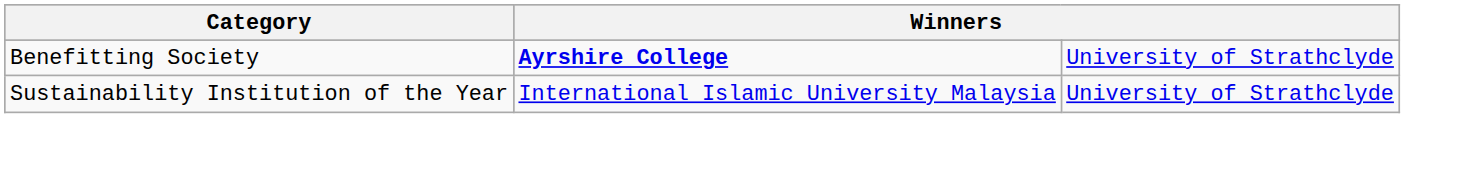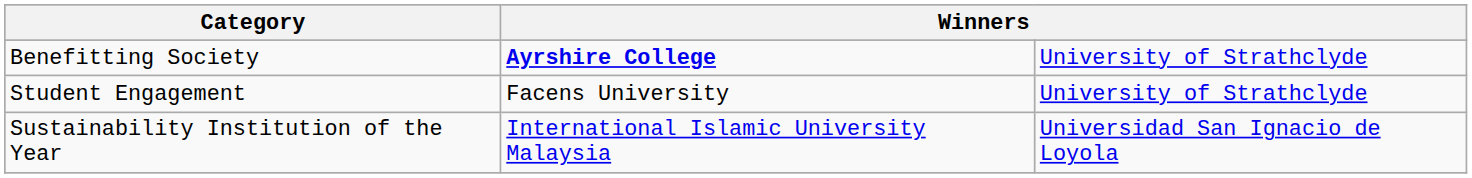+ row: (128, 94)
(1230, 94) University of Strathclyde -> (1210, 142) Universidad San Ignacio de Loyola
